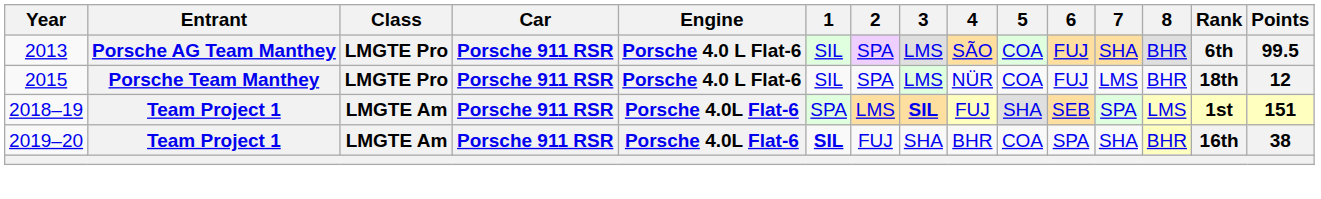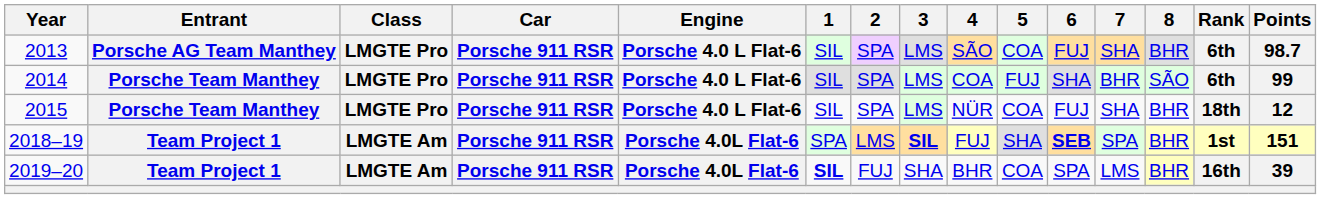(1280, 50) 99.5 -> (1282, 50) 98.7
+ row: (46, 80)
(1118, 80) LMS -> (1120, 110) SHA
(1071, 110) normal -> (1071, 140) bold
(1167, 110) LMS -> (1169, 140) BHR
(1118, 140) SHA -> (1120, 170) LMS
(1280, 140) 38 -> (1282, 170) 39
